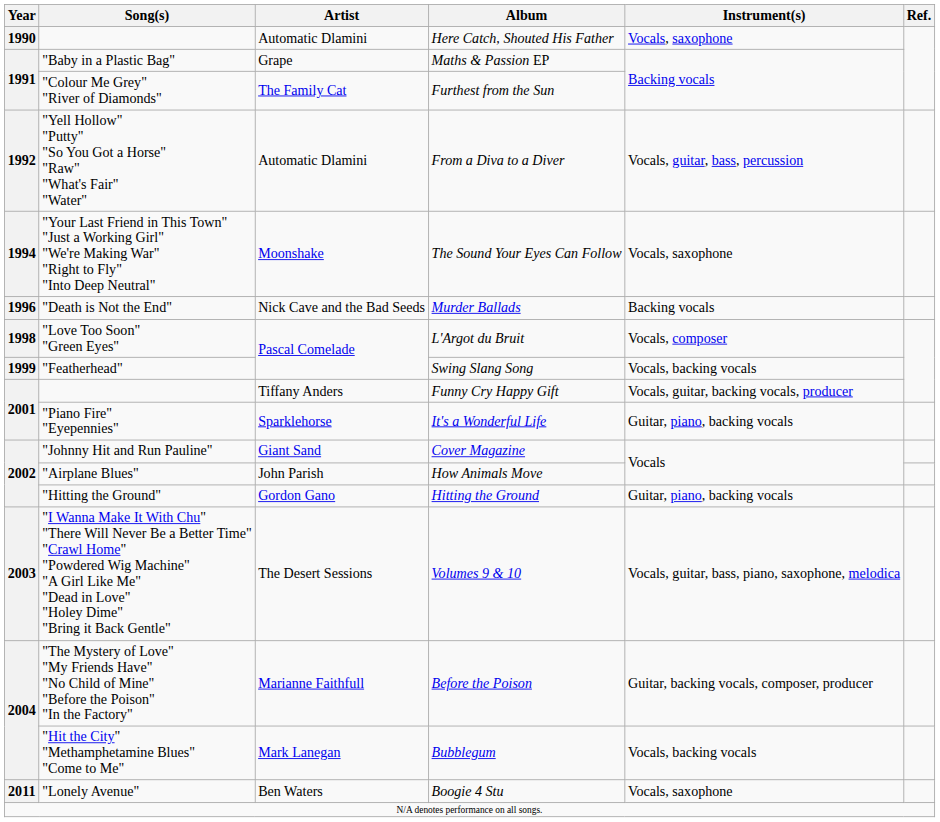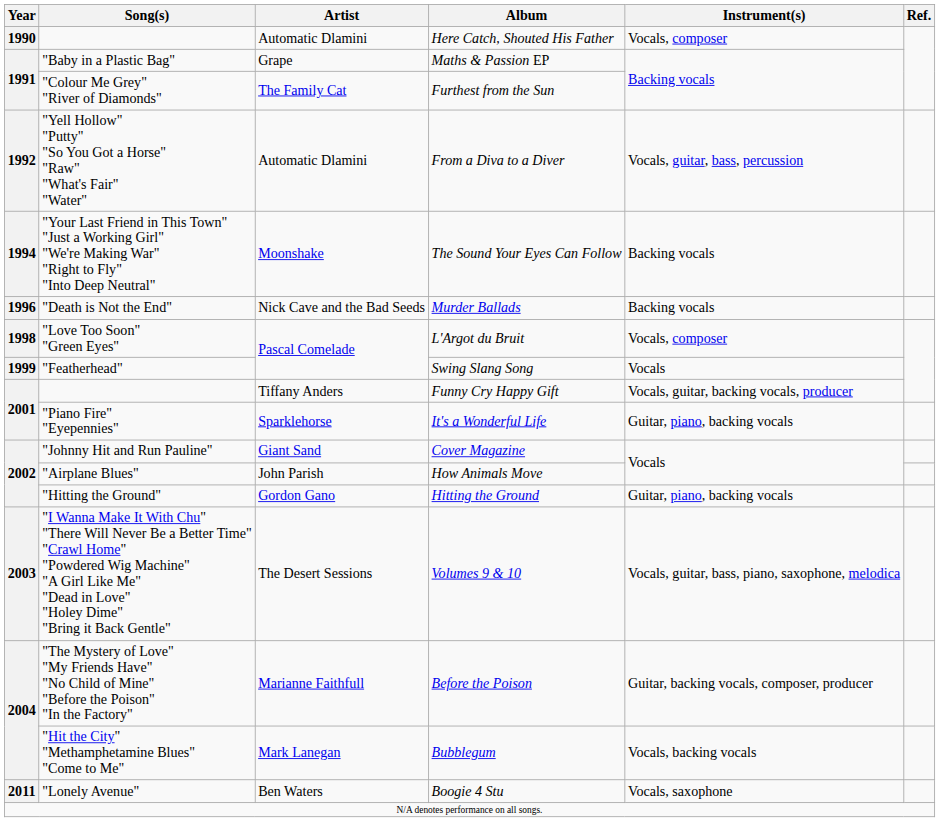(680, 37) Vocals, saxophone -> (678, 37) Vocals, composer
(680, 254) Vocals, saxophone -> (671, 254) Backing vocals
(692, 368) Vocals, backing vocals -> (647, 368) Vocals
